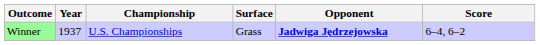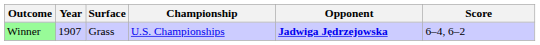columns swapped: (159, 13) <-> (254, 13)
(70, 31) 1937 -> (70, 31) 1907
